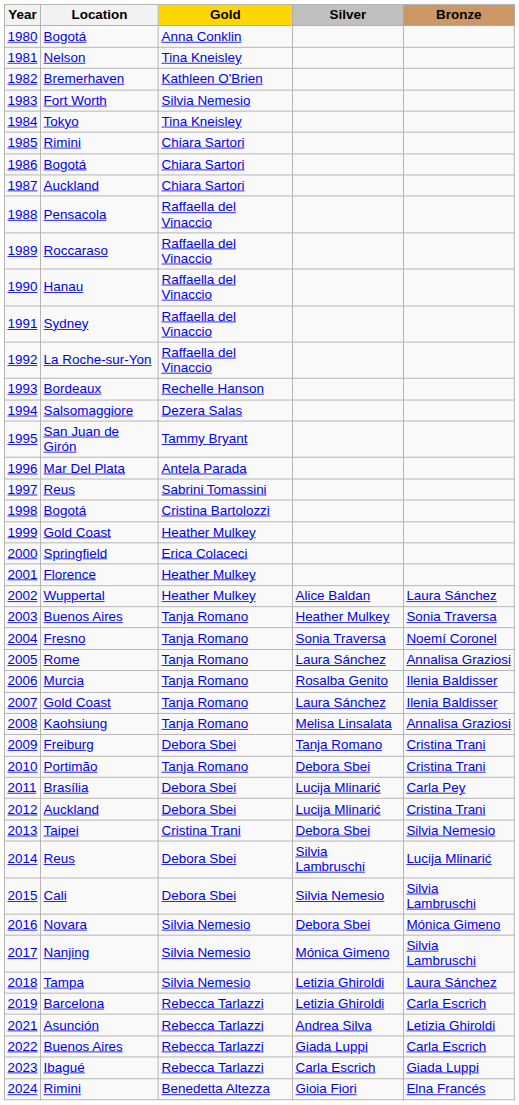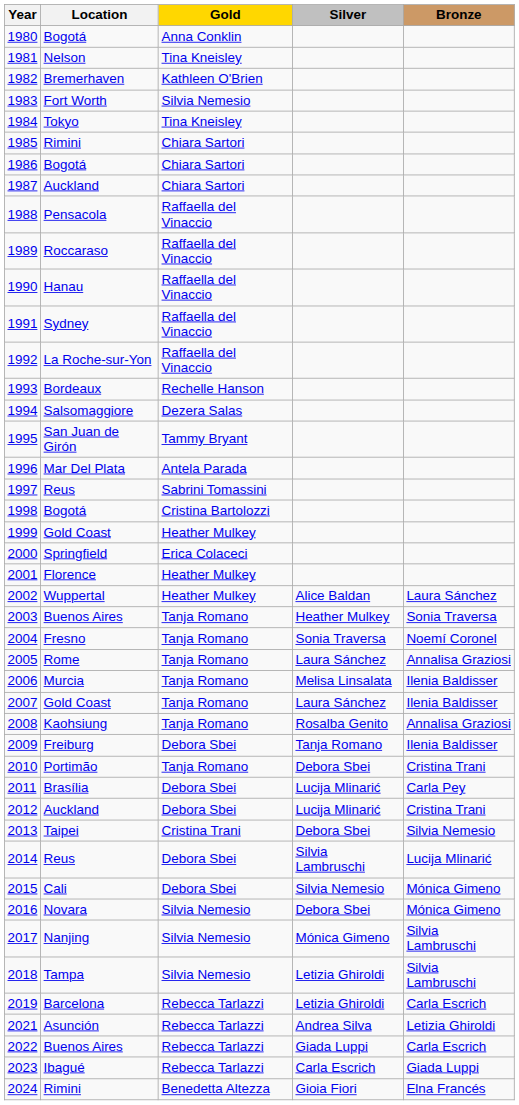(342, 681) Rosalba Genito -> (344, 681) Melisa Linsalata
(344, 724) Melisa Linsalata -> (342, 724) Rosalba Genito
(446, 745) Cristina Trani -> (452, 745) Ilenia Baldisser
(441, 895) Silvia Lambruschi -> (453, 888) Mónica Gimeno
(452, 982) Laura Sánchez -> (441, 974) Silvia Lambruschi
